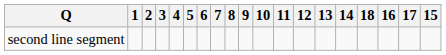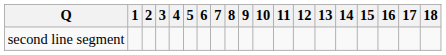columns swapped: (430, 15) <-> (367, 15)
